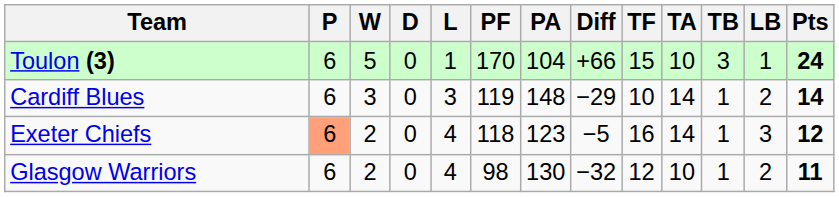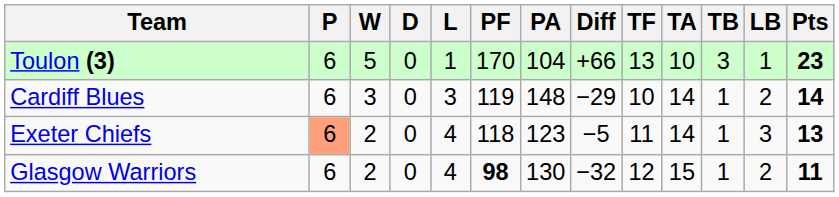(642, 60) 15 -> (642, 60) 13
(810, 60) 24 -> (810, 60) 23
(642, 135) 16 -> (642, 135) 11
(810, 135) 12 -> (810, 135) 13
(496, 172) normal -> (496, 172) bold
(682, 172) 10 -> (682, 172) 15
